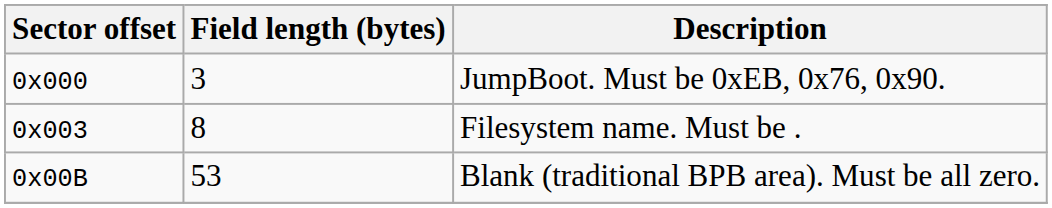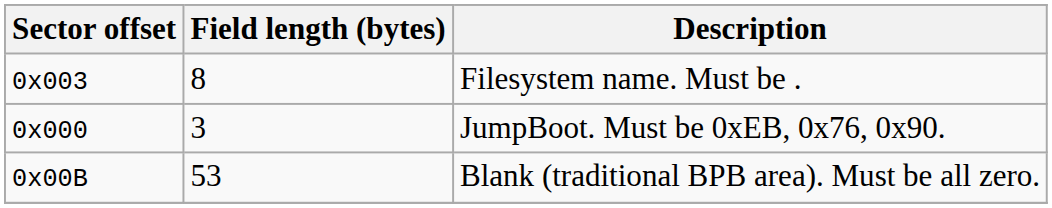rows swapped: (703, 78) <-> (631, 127)
